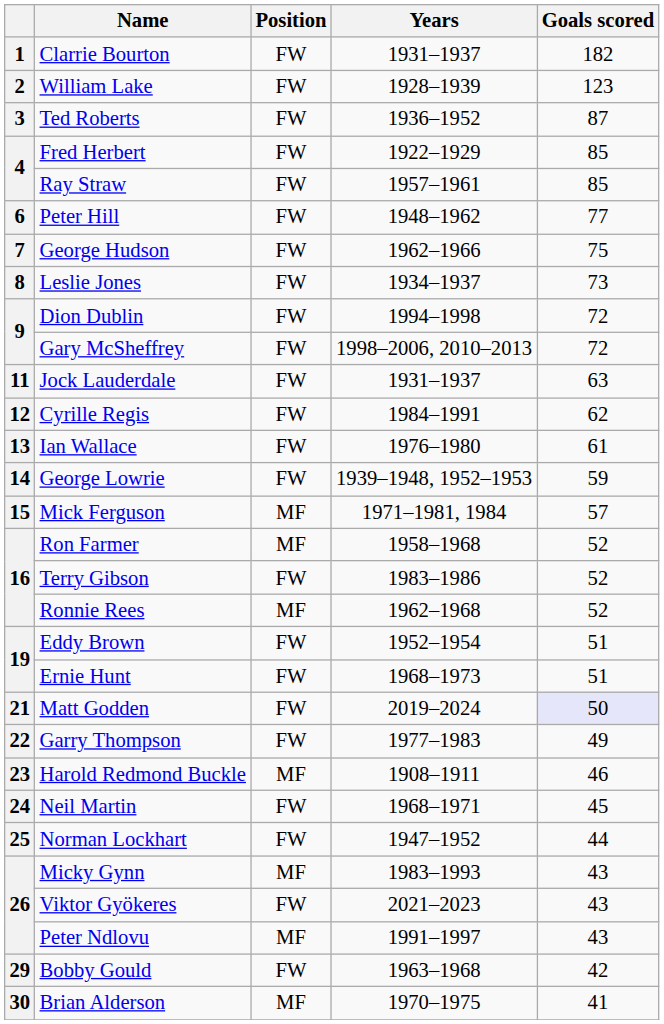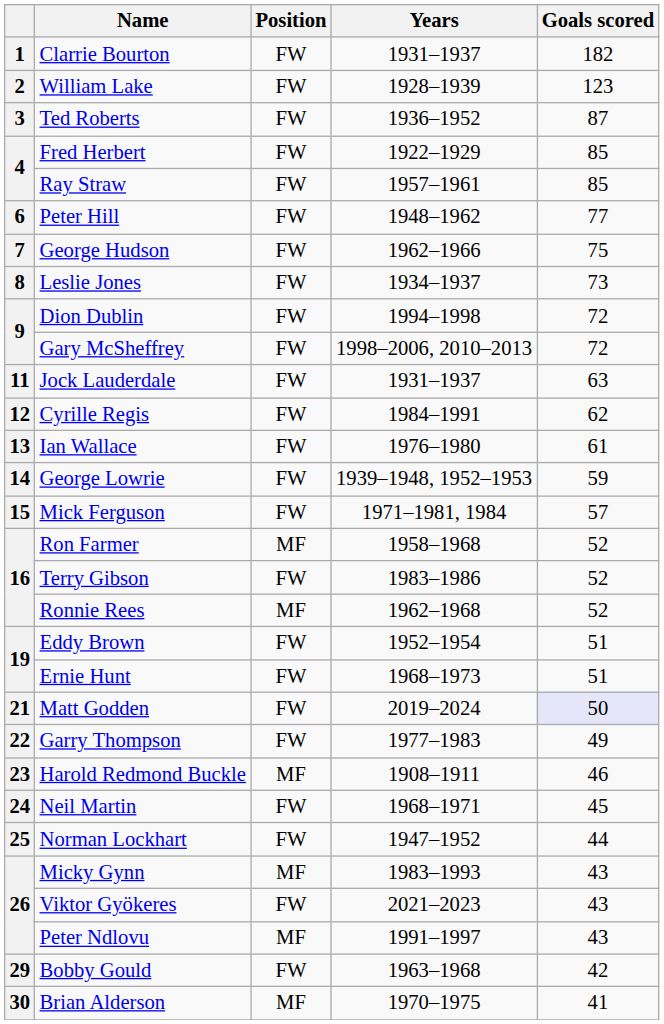(291, 511) MF -> (291, 511) FW
